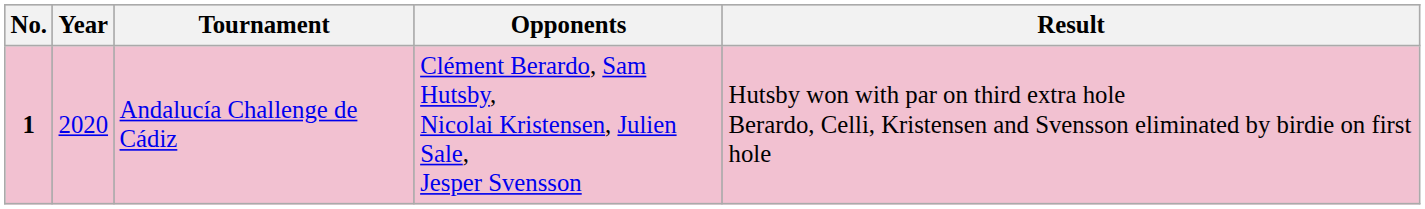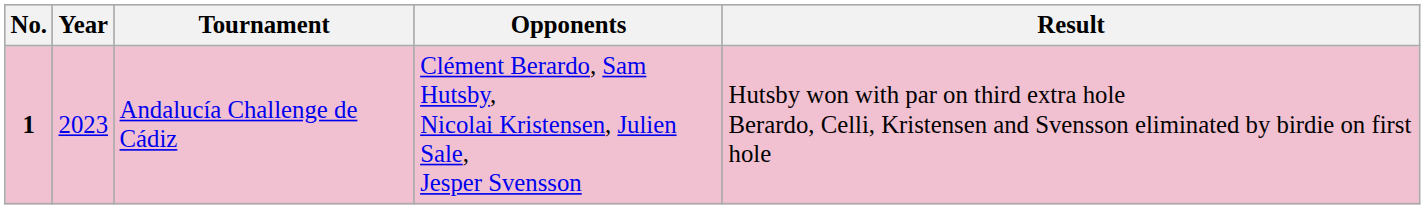(83, 124) 2020 -> (83, 124) 2023
